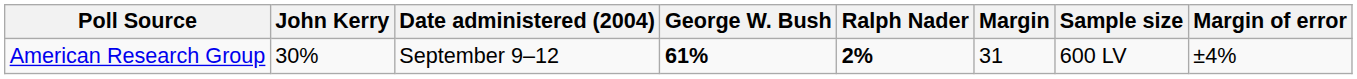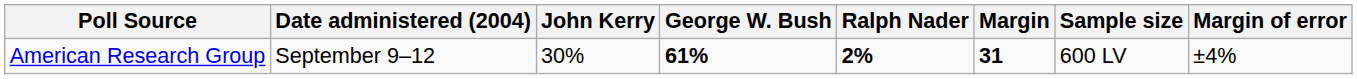columns swapped: (527, 21) <-> (332, 21)
(991, 55) normal -> (991, 55) bold
